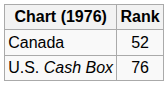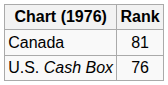(140, 42) 52 -> (140, 42) 81
